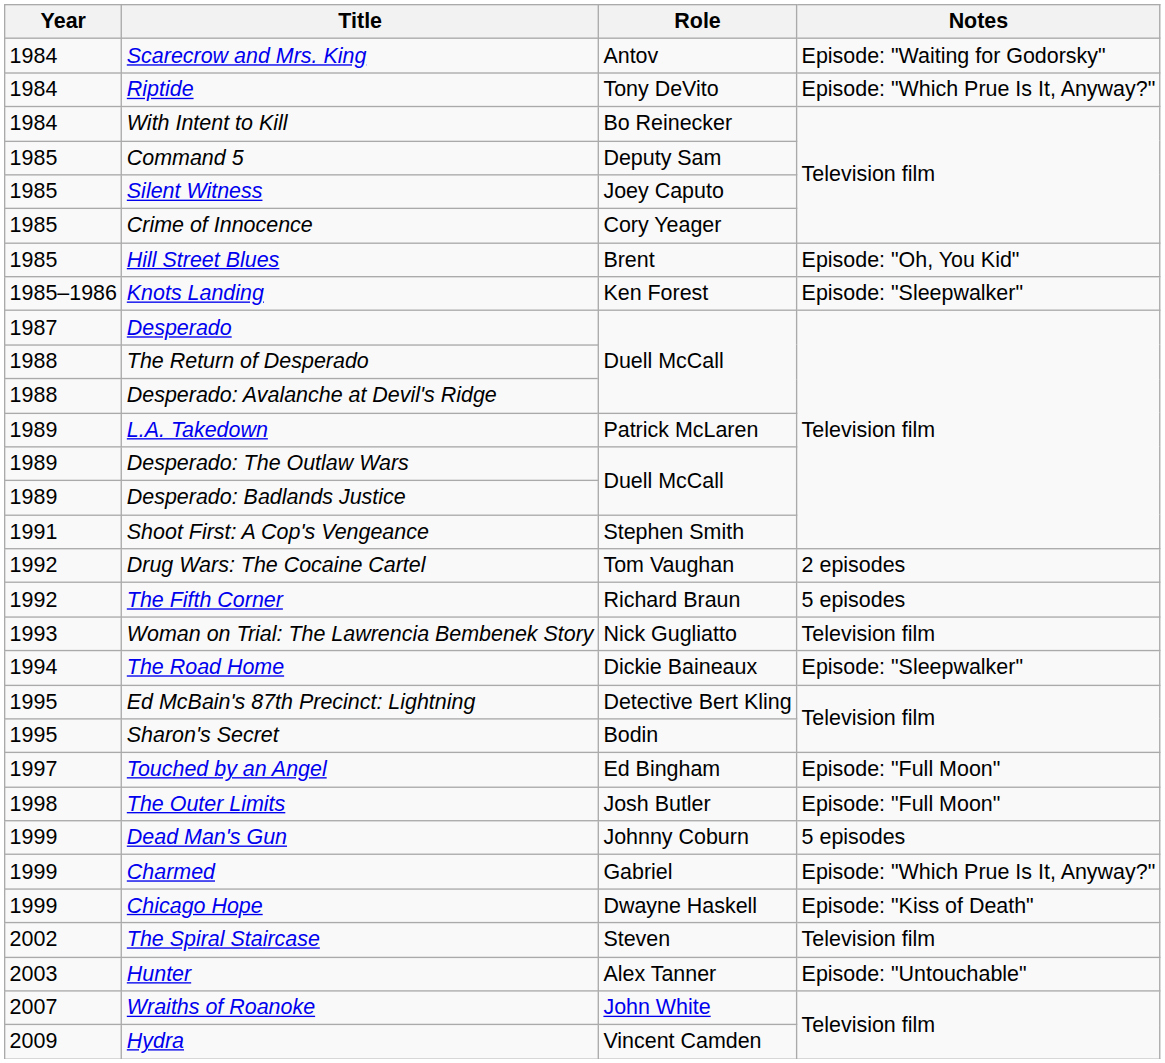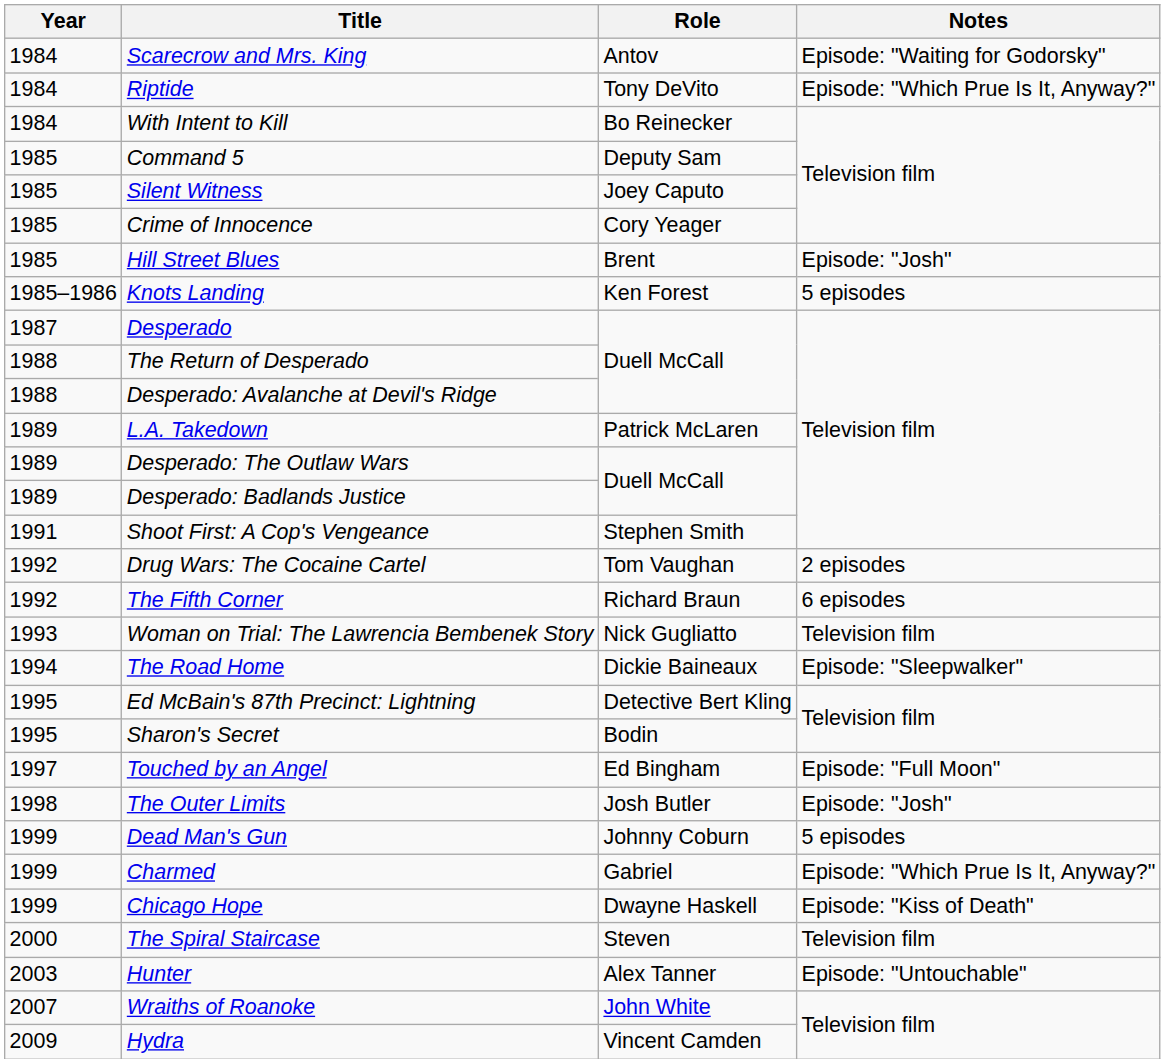(911, 259) Episode: "Oh, You Kid" -> (877, 259) Episode: "Josh"
(912, 293) Episode: "Sleepwalker" -> (853, 293) 5 episodes
(853, 599) 5 episodes -> (853, 599) 6 episodes
(901, 803) Episode: "Full Moon" -> (877, 803) Episode: "Josh"
(33, 939) 2002 -> (33, 939) 2000
